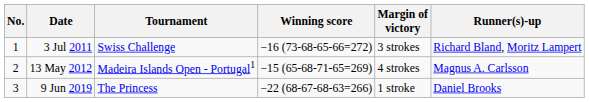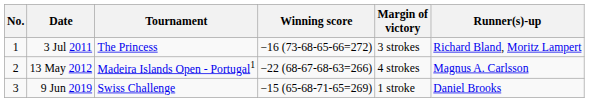(136, 47) Swiss Challenge -> (128, 47) The Princess
(316, 67) −15 (65-68-71-65=269) -> (316, 67) −22 (68-67-68-63=266)
(128, 88) The Princess -> (136, 88) Swiss Challenge
(316, 88) −22 (68-67-68-63=266) -> (316, 88) −15 (65-68-71-65=269)
